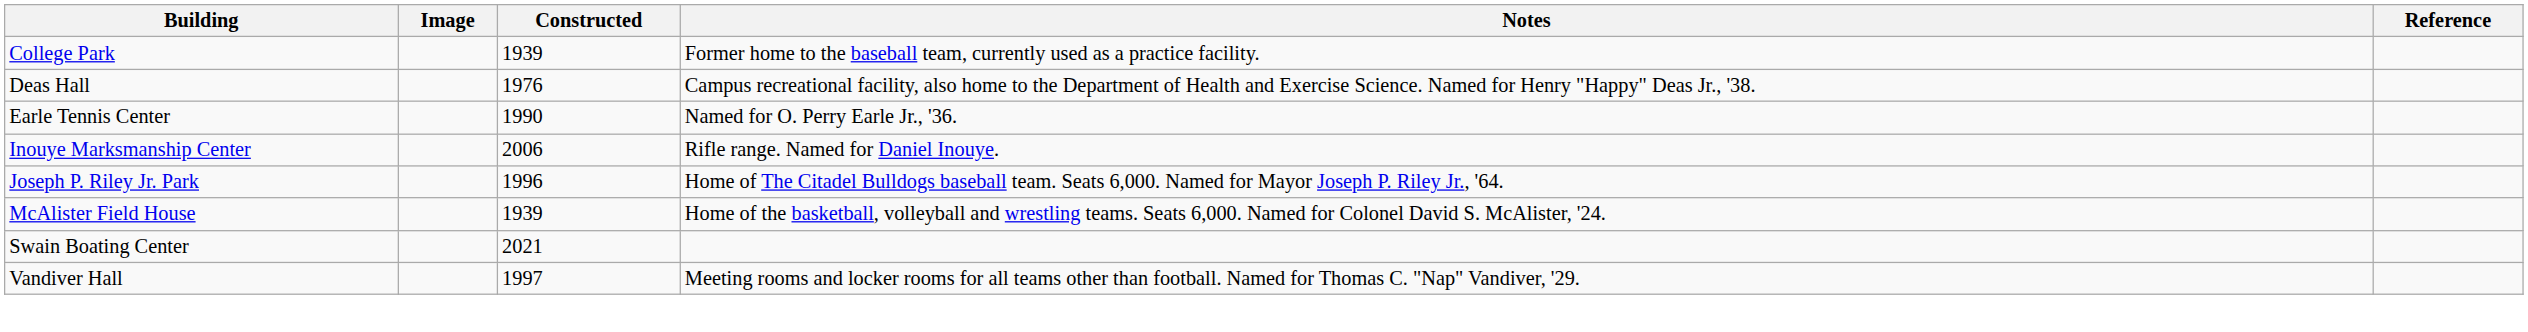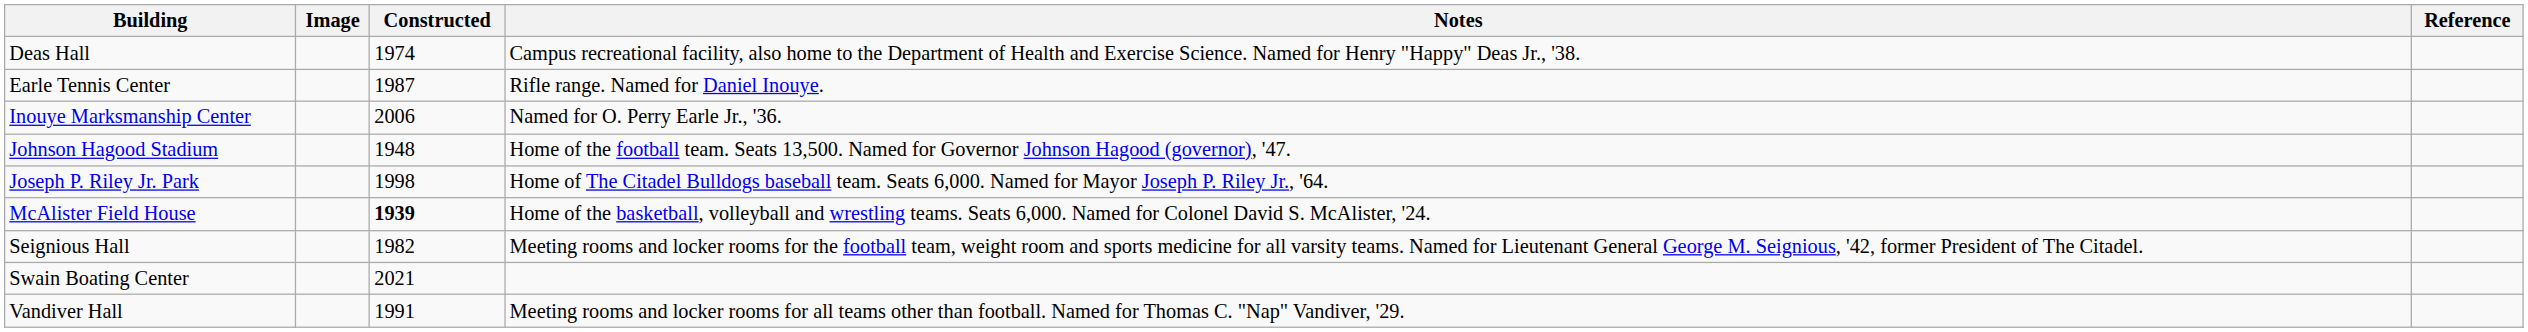- row: (62, 52)
(522, 85) 1976 -> (395, 52) 1974
(522, 117) 1990 -> (395, 85) 1987
(821, 117) Named for O. Perry Earle Jr., '36. -> (667, 85) Rifle range. Named for Daniel Inouye.
(842, 149) Rifle range. Named for Daniel Inouye. -> (646, 117) Named for O. Perry Earle Jr., '36.
+ row: (114, 149)
(522, 181) 1996 -> (395, 181) 1998
(522, 213) normal -> (395, 213) bold
+ row: (69, 246)
(522, 278) 1997 -> (395, 310) 1991
